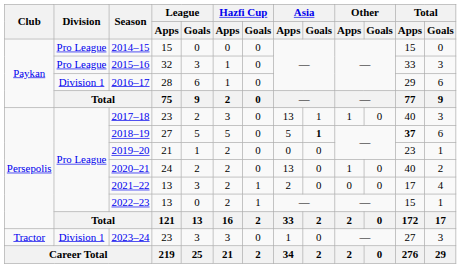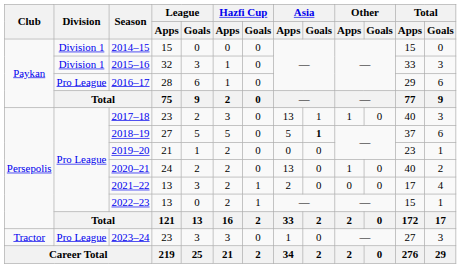(82, 47) Pro League -> (82, 47) Division 1
(82, 64) Pro League -> (82, 64) Division 1
(82, 82) Division 1 -> (82, 82) Pro League
(410, 133) bold -> (410, 133) normal
(82, 237) Division 1 -> (82, 237) Pro League
